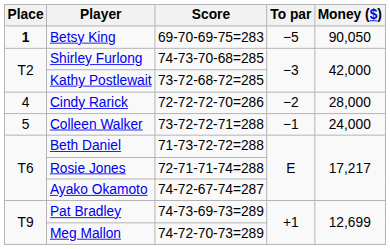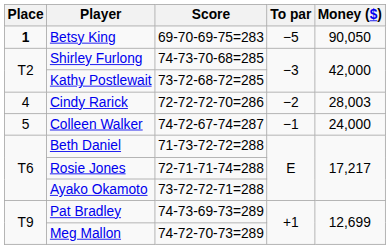(350, 102) 28,000 -> (350, 102) 28,003
(211, 124) 73-72-72-71=288 -> (211, 124) 74-72-67-74=287
(211, 189) 74-72-67-74=287 -> (211, 189) 73-72-72-71=288
